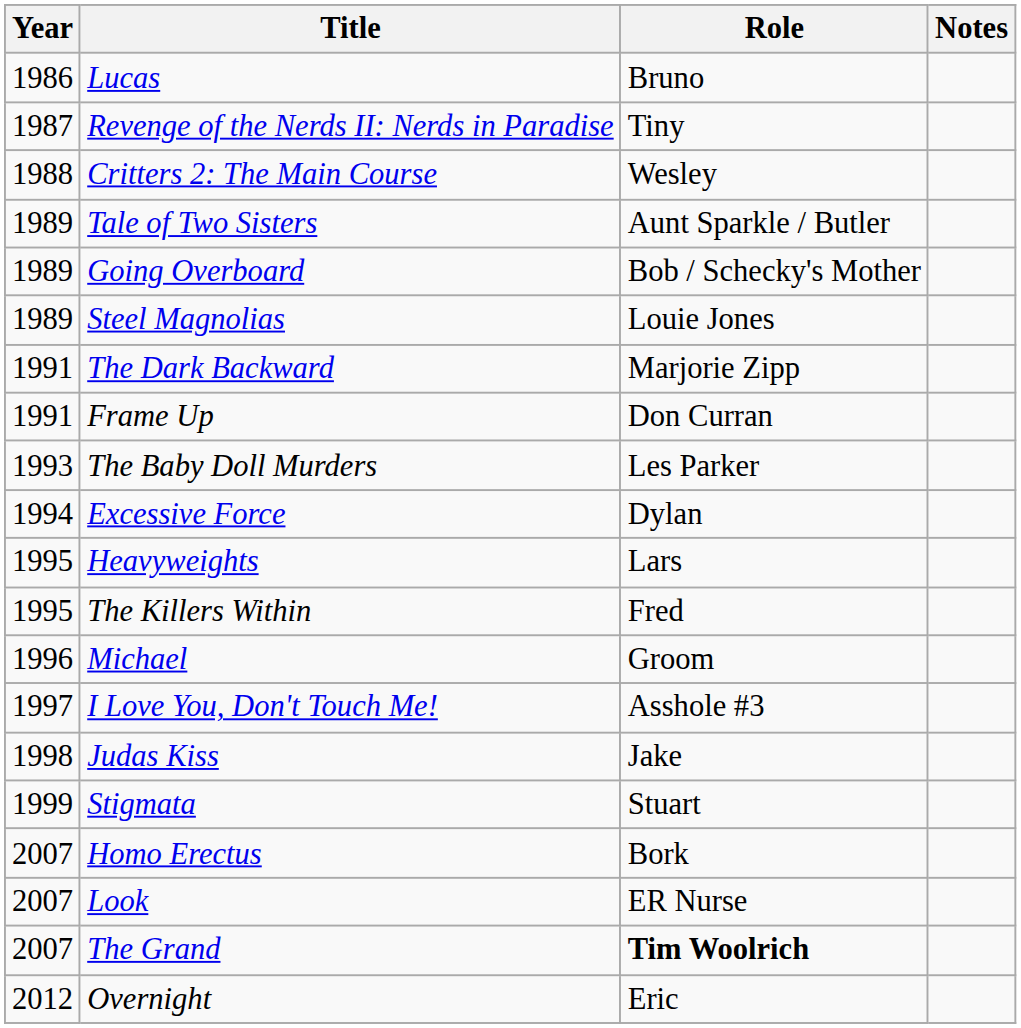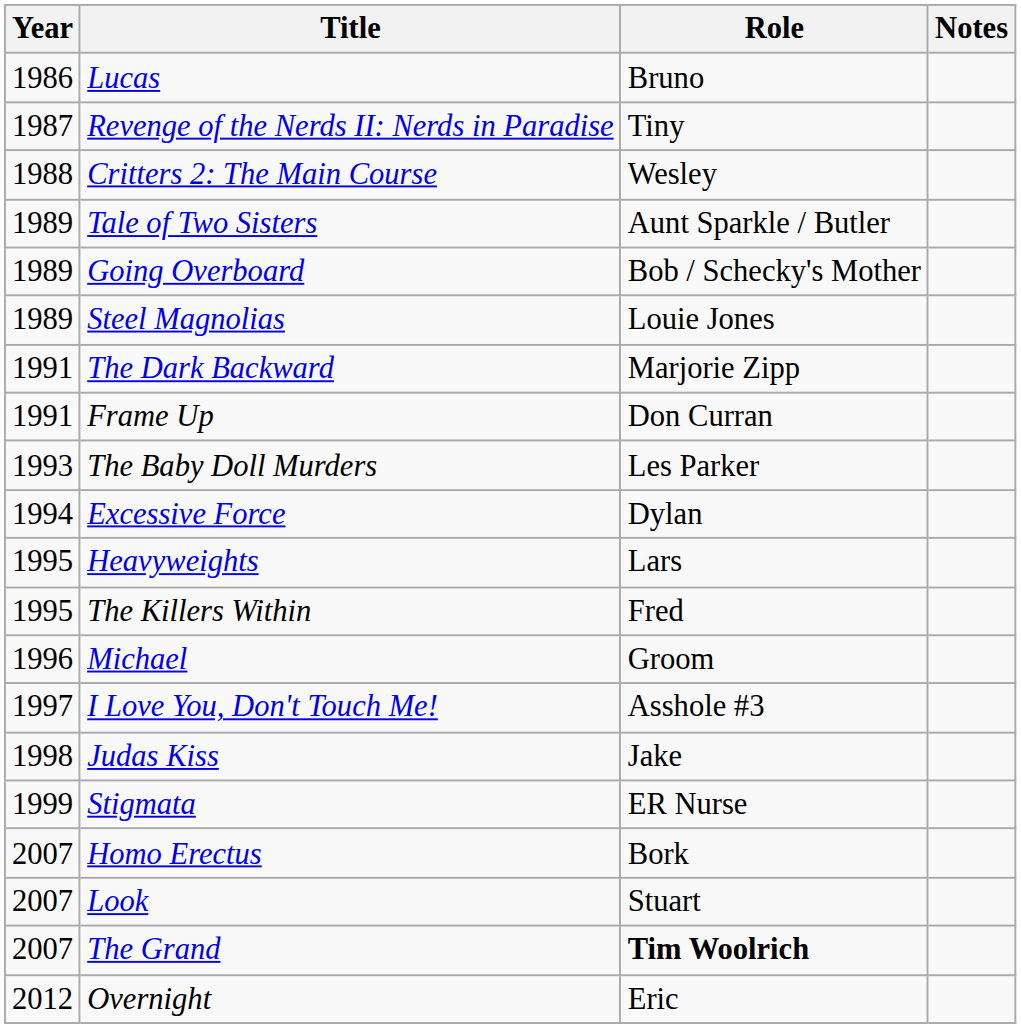(664, 804) Stuart -> (688, 804) ER Nurse
(688, 901) ER Nurse -> (664, 901) Stuart
